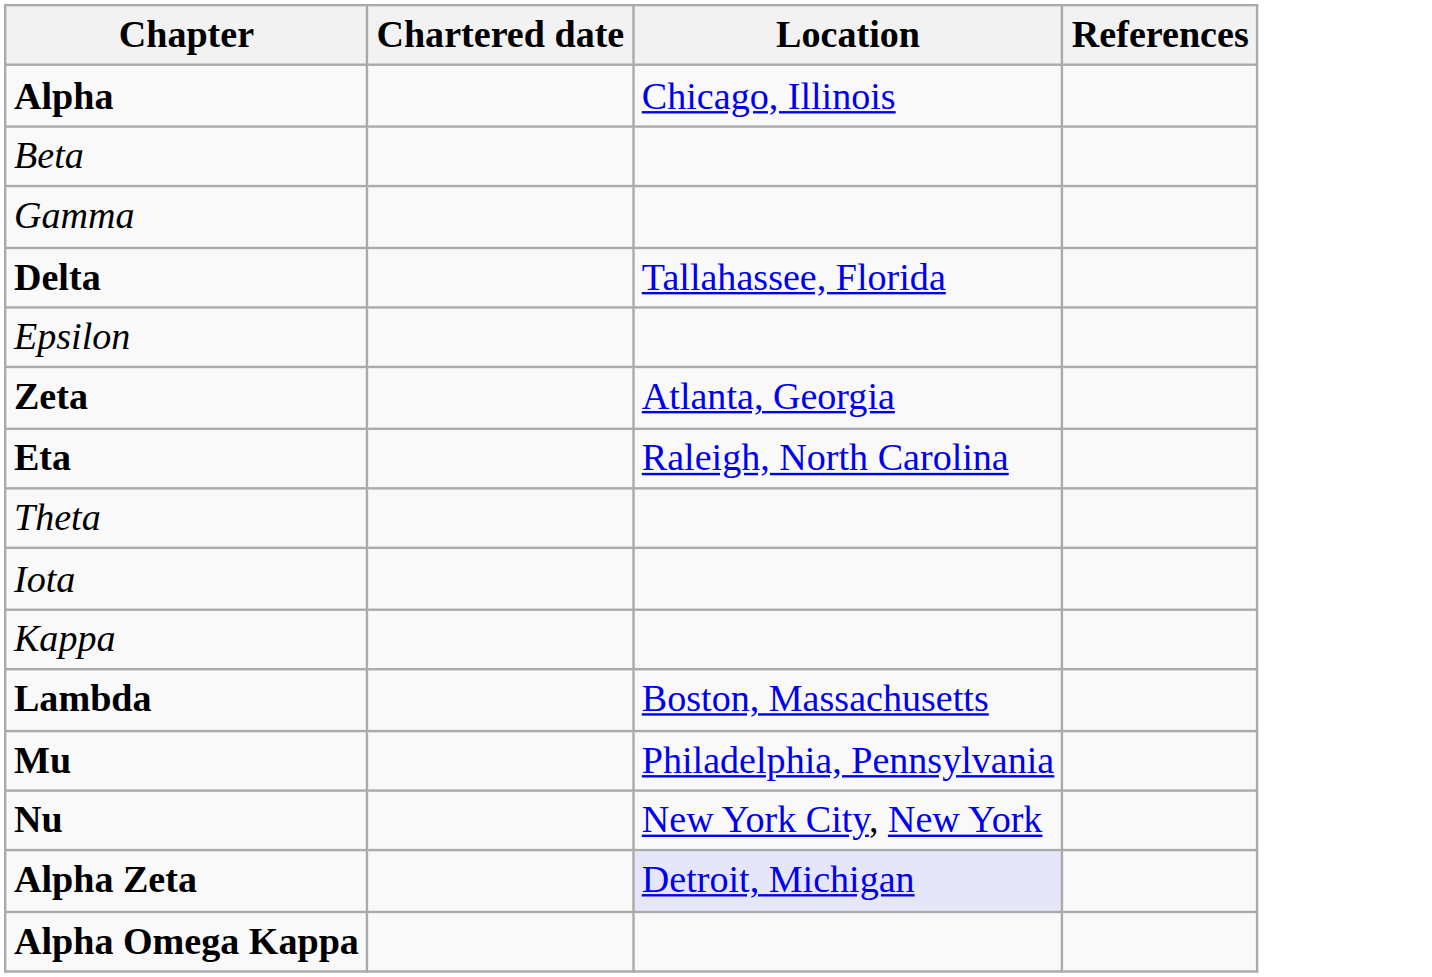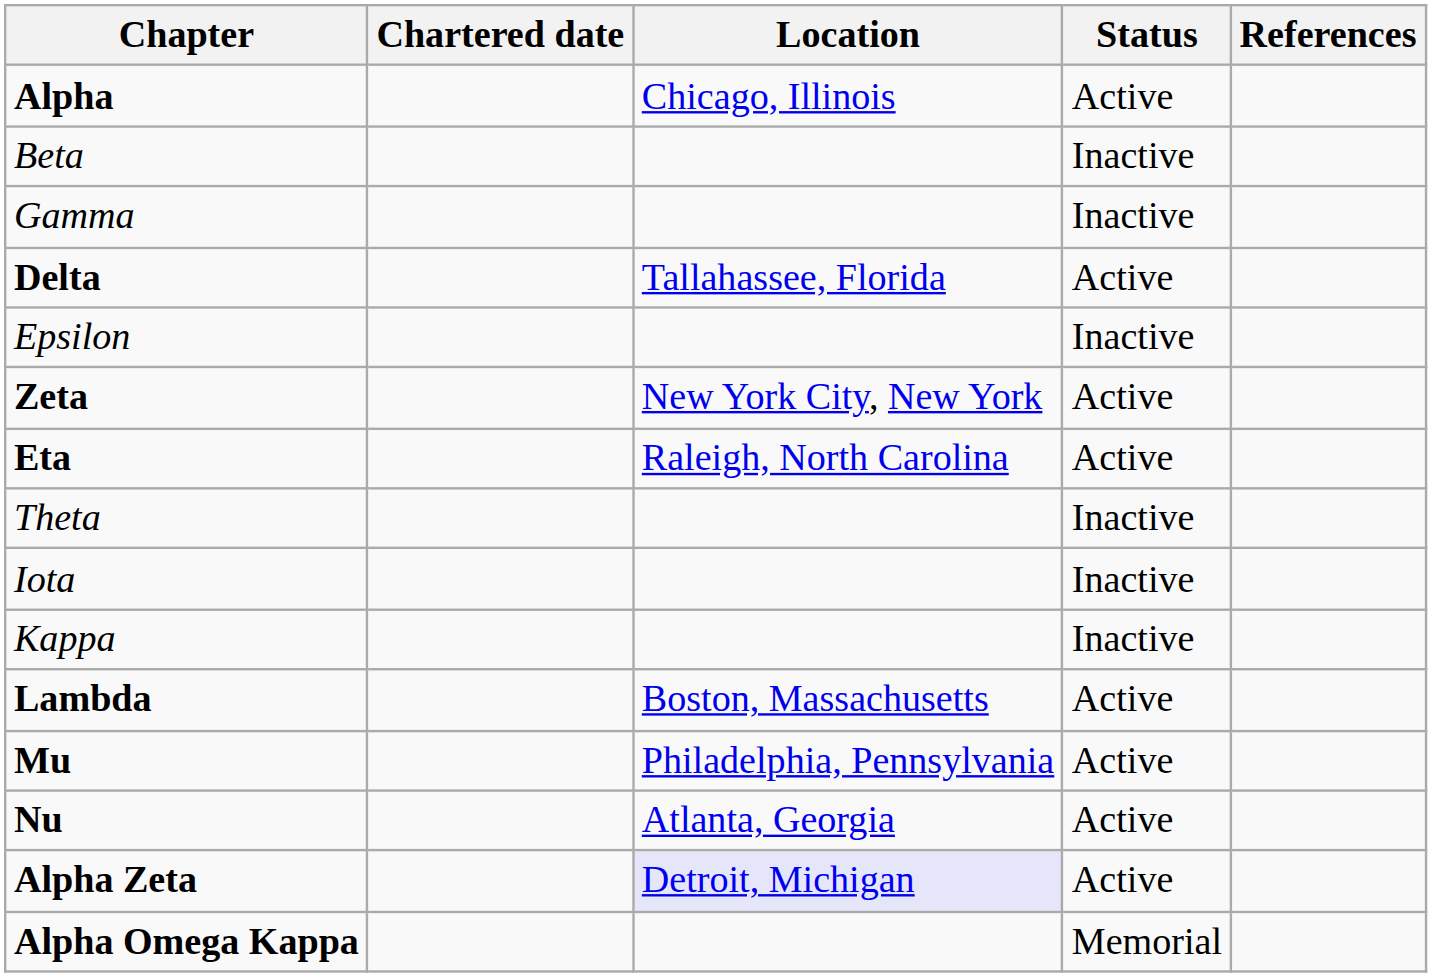+ column: (1147, 34)
(768, 397) Atlanta, Georgia -> (842, 397) New York City, New York
(842, 819) New York City, New York -> (768, 819) Atlanta, Georgia
